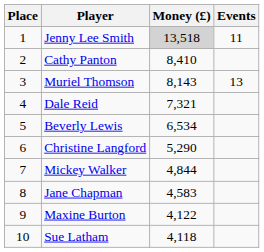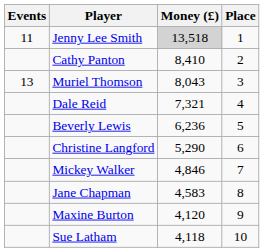columns swapped: (23, 15) <-> (236, 15)
(182, 81) 8,143 -> (190, 81) 8,043
(182, 125) 6,534 -> (190, 125) 6,236
(182, 170) 4,844 -> (190, 170) 4,846
(182, 214) 4,122 -> (190, 214) 4,120
